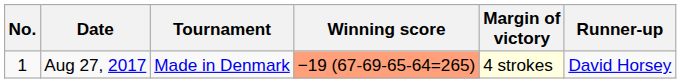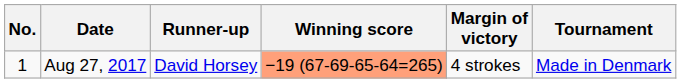columns swapped: (222, 28) <-> (620, 28)
(518, 65) lightyellow background -> (486, 65) no background
